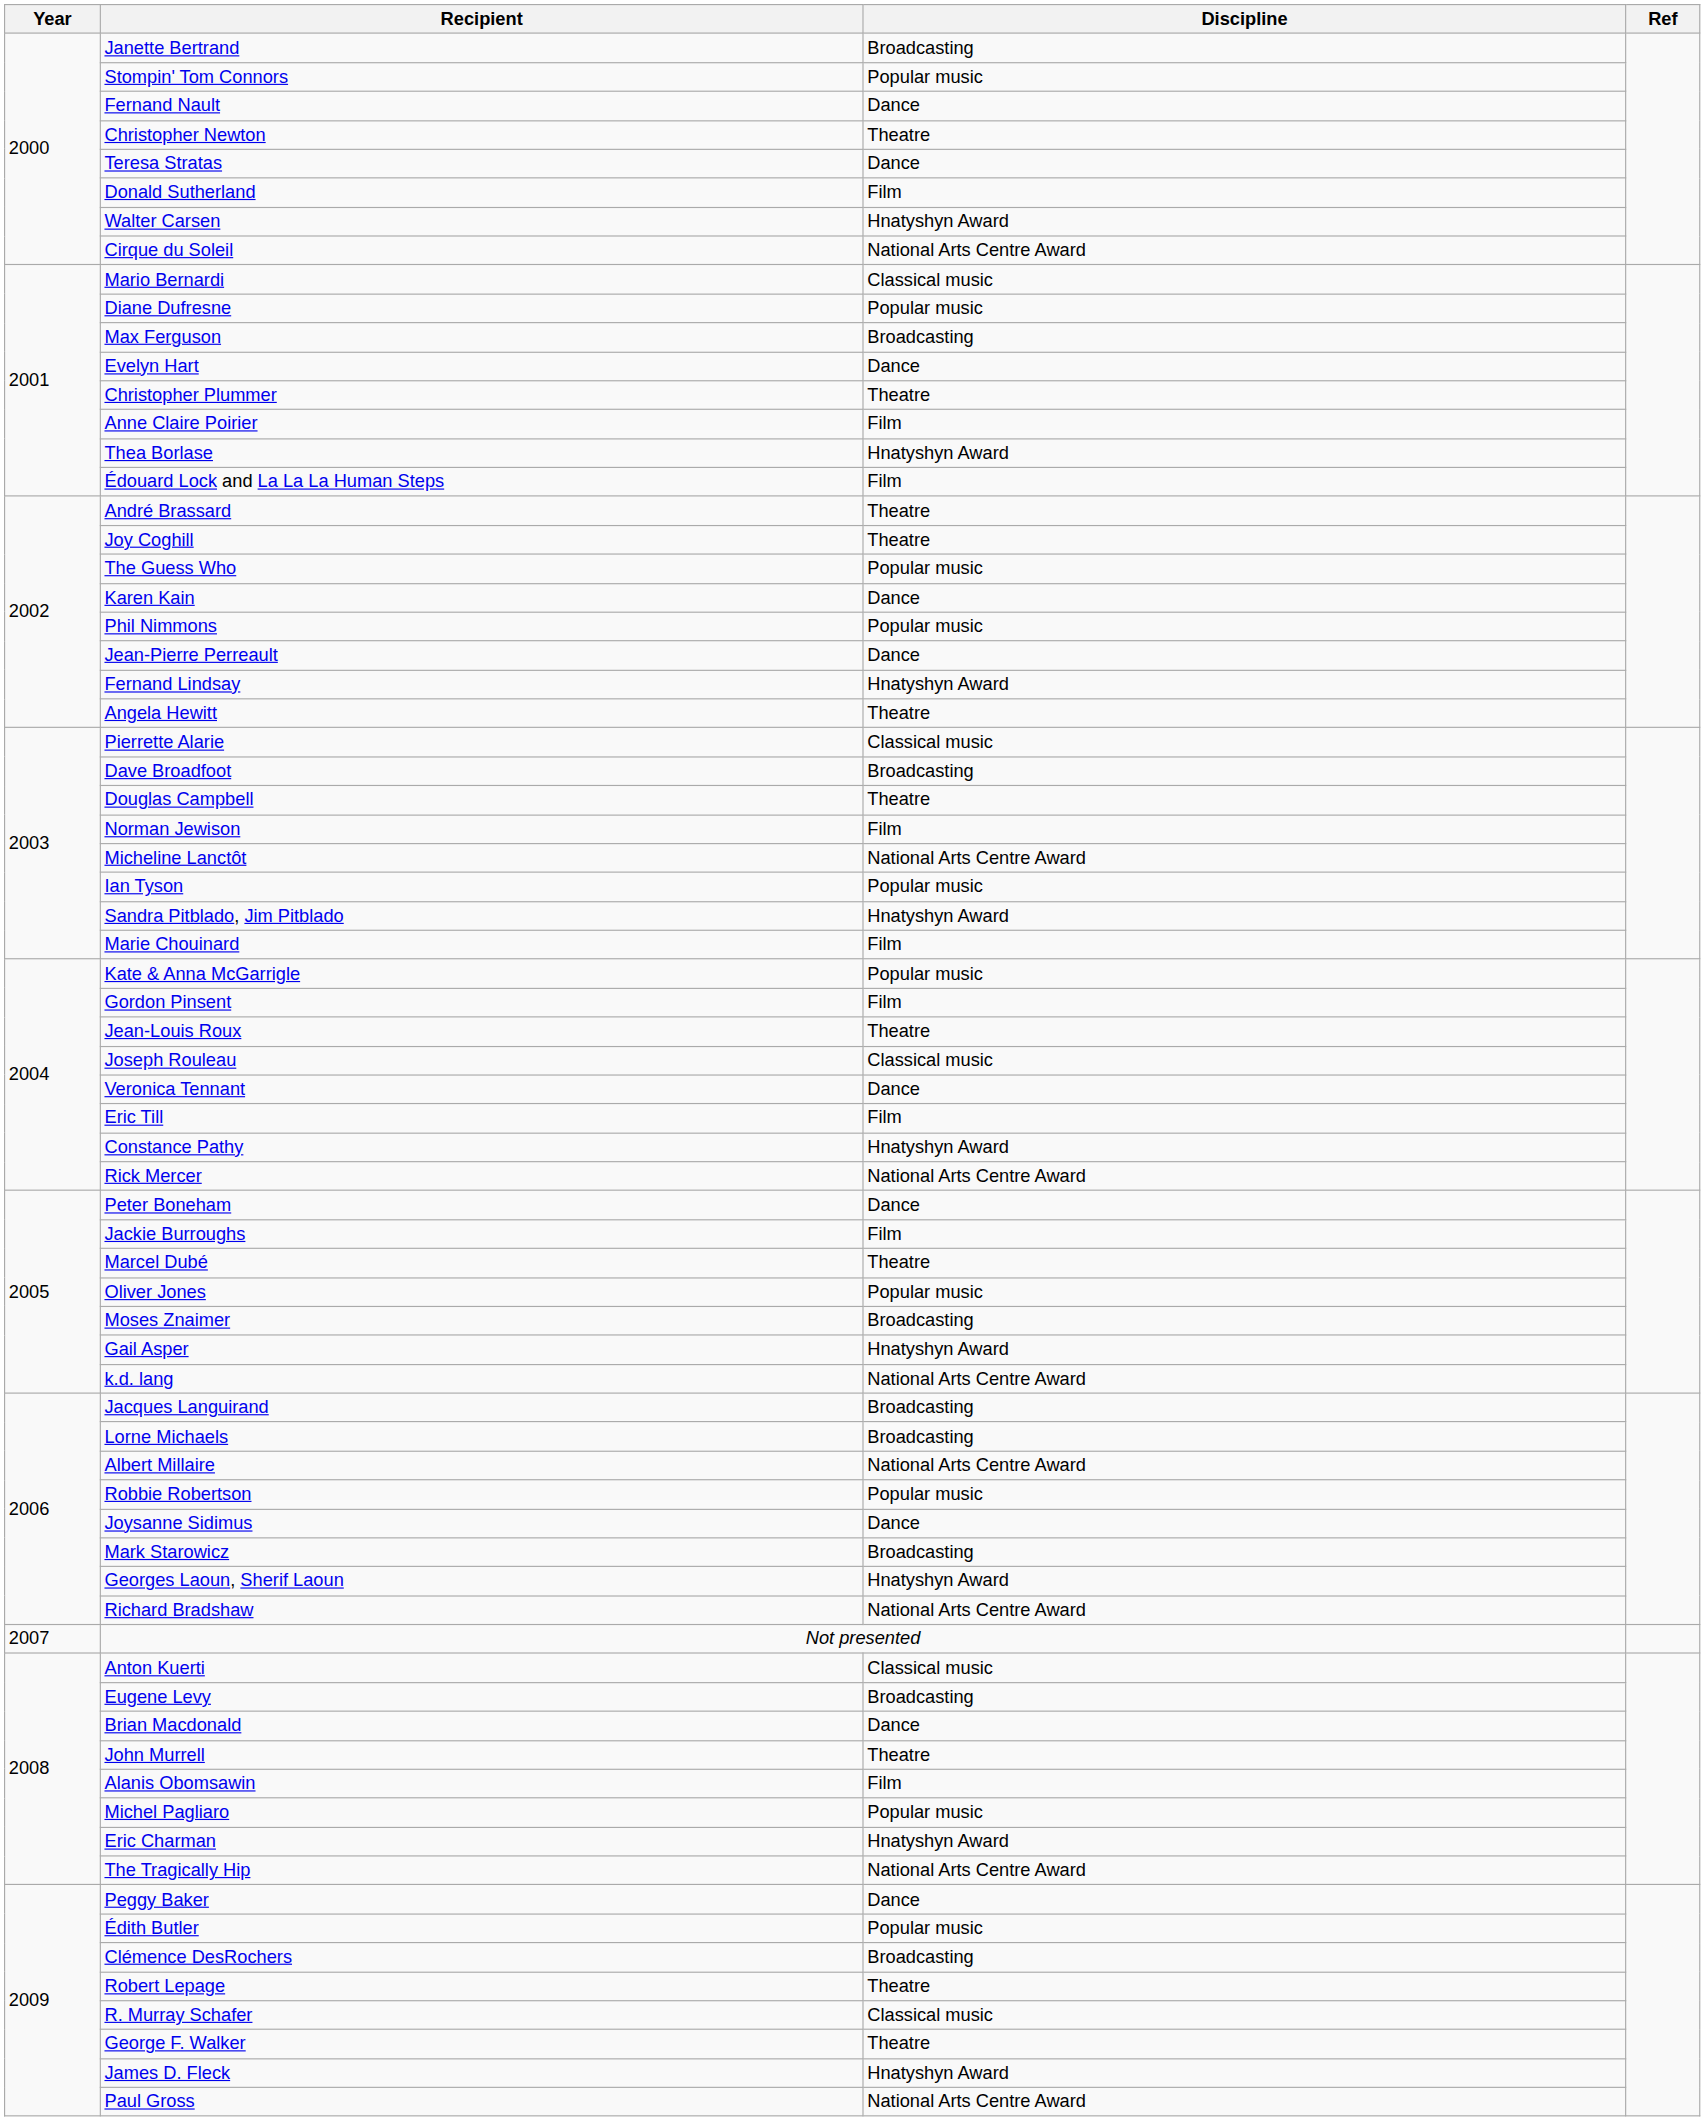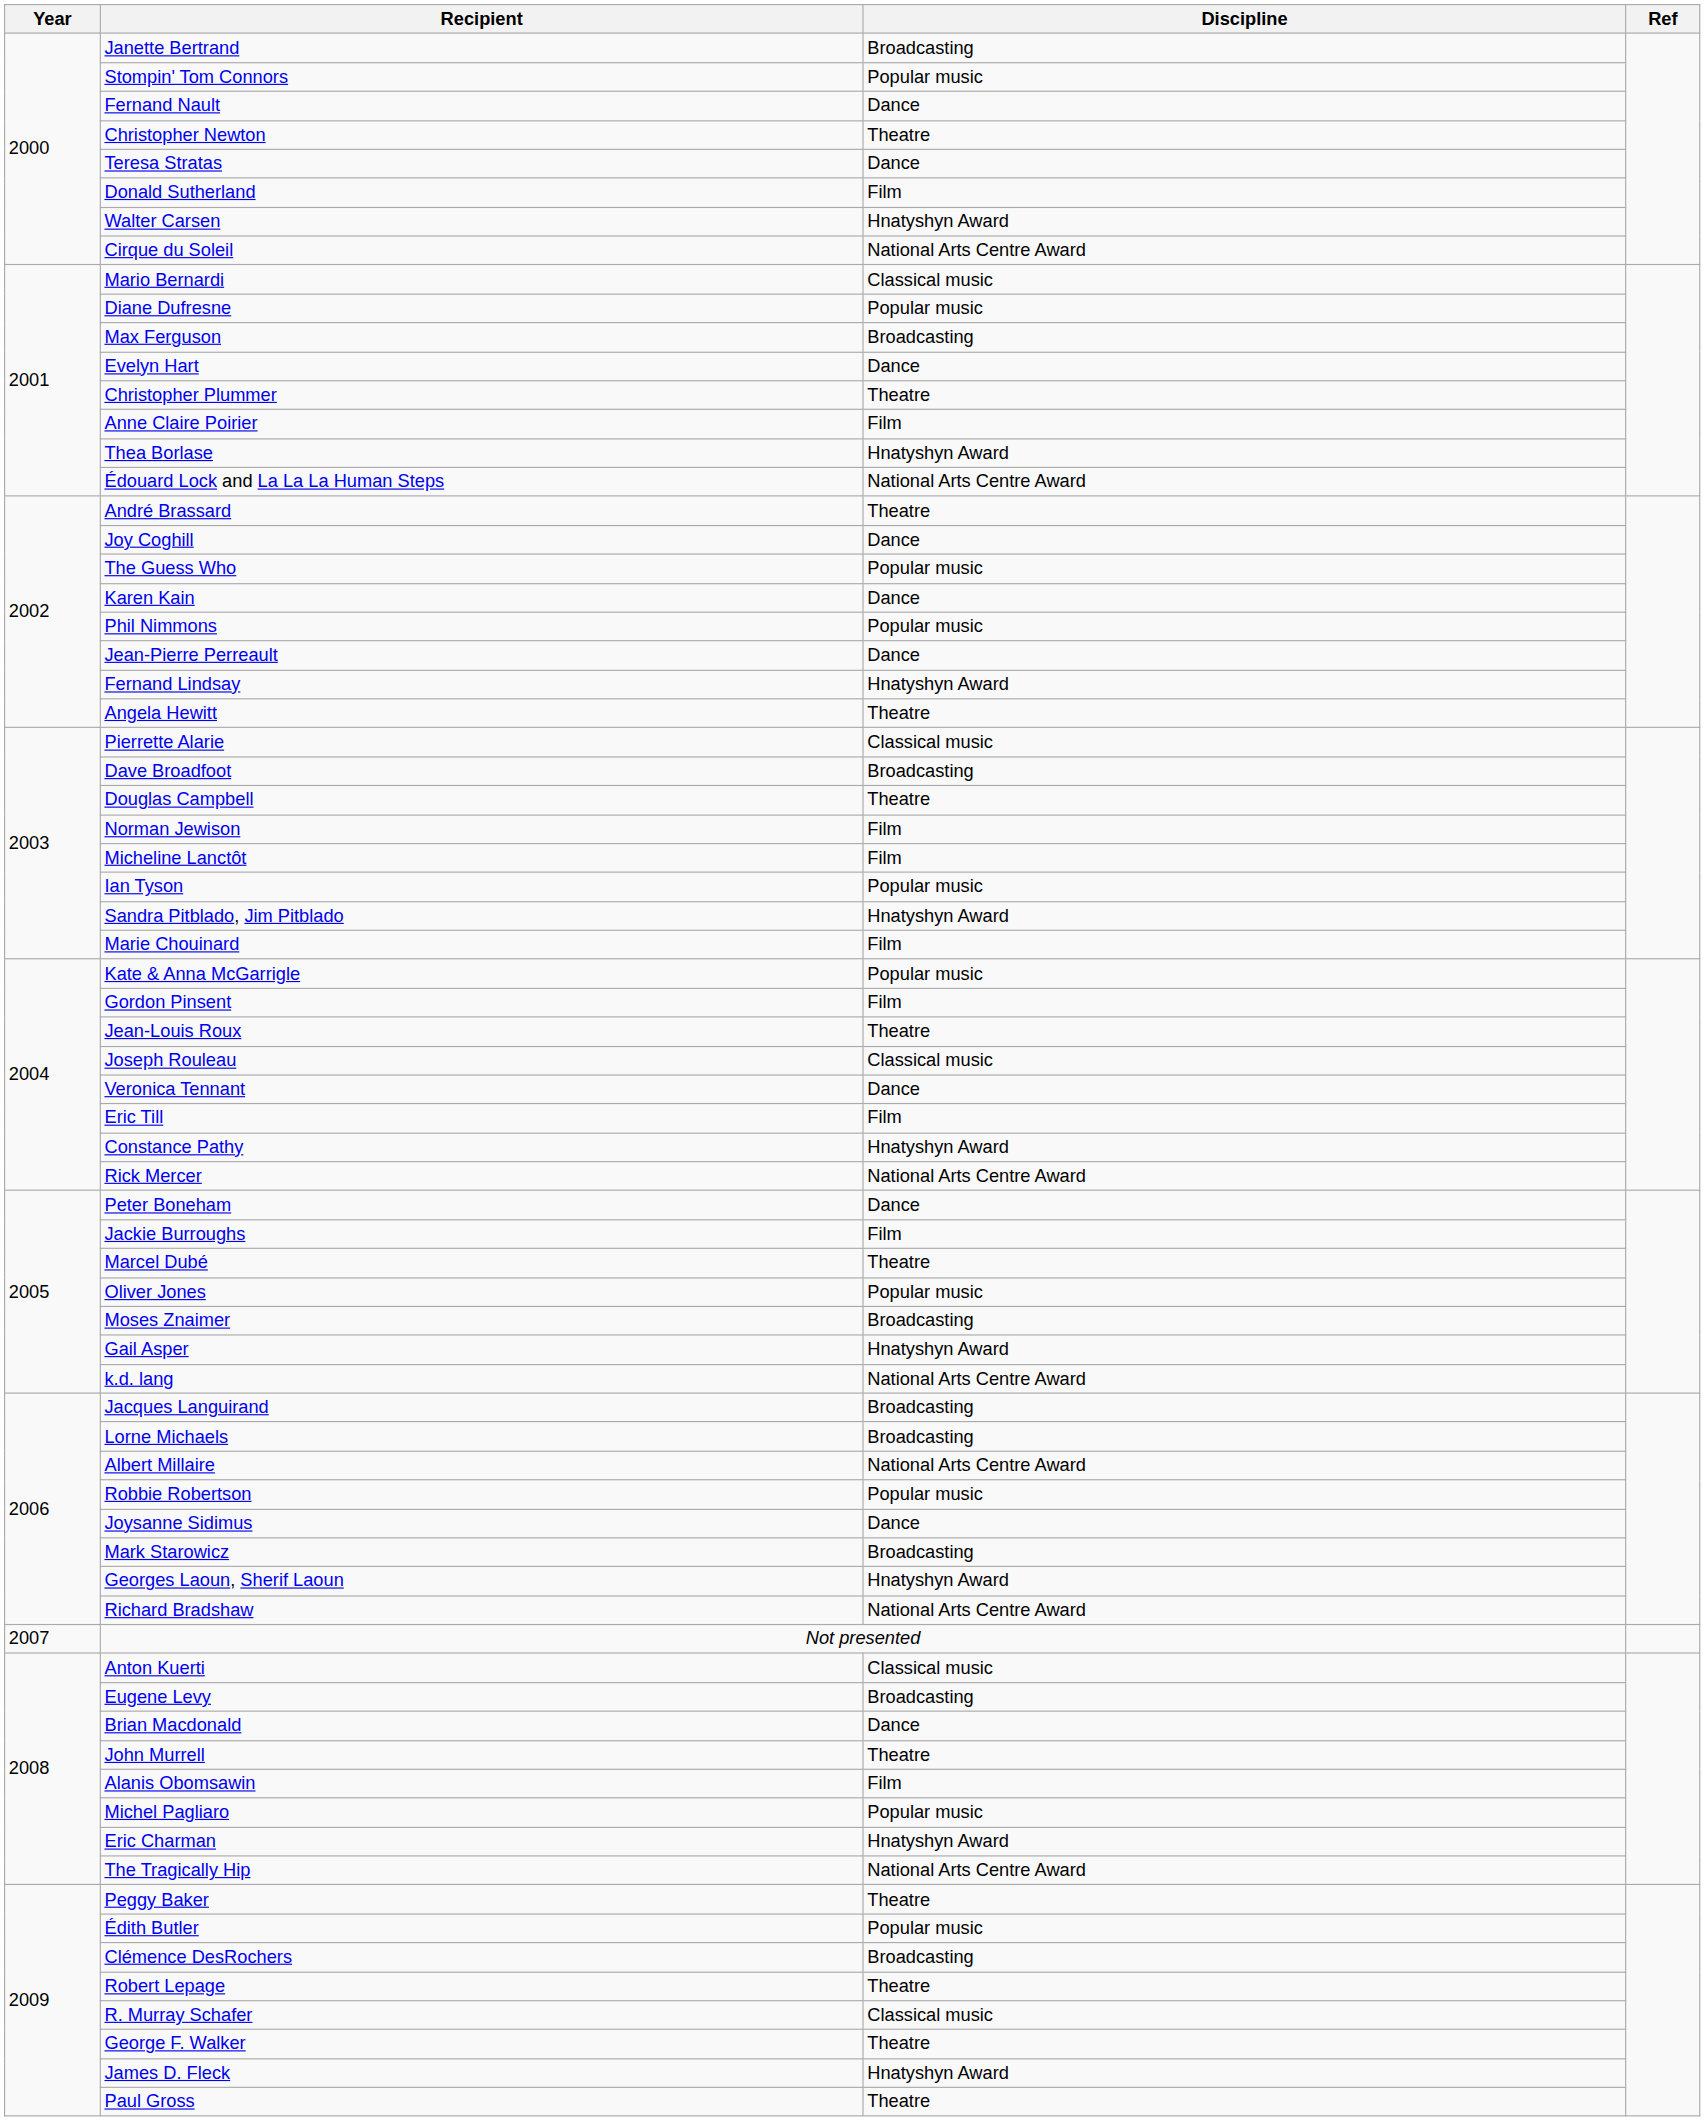(885, 481) Film -> (977, 481) National Arts Centre Award
(899, 539) Theatre -> (894, 539) Dance
(977, 857) National Arts Centre Award -> (885, 857) Film
(894, 1899) Dance -> (899, 1899) Theatre
(977, 2101) National Arts Centre Award -> (899, 2101) Theatre
